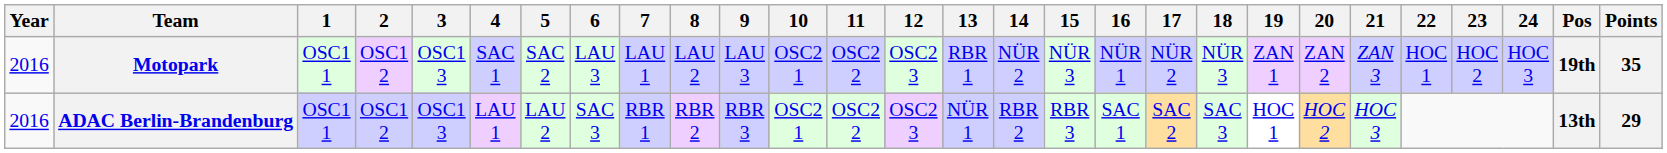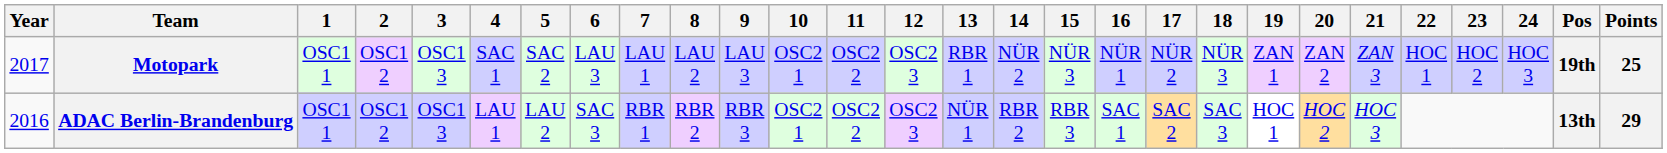(29, 64) 2016 -> (29, 64) 2017
(1631, 64) 35 -> (1631, 64) 25
